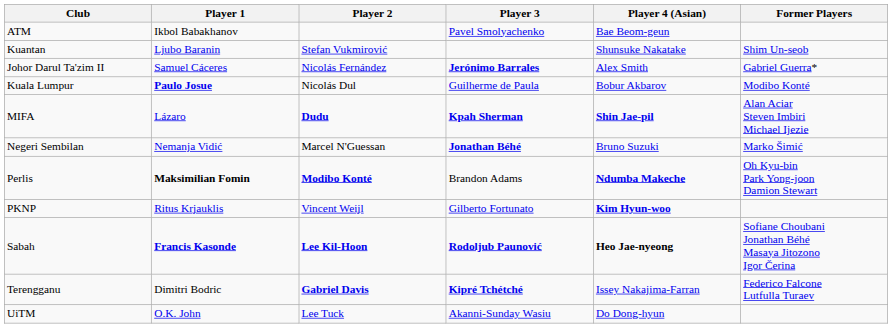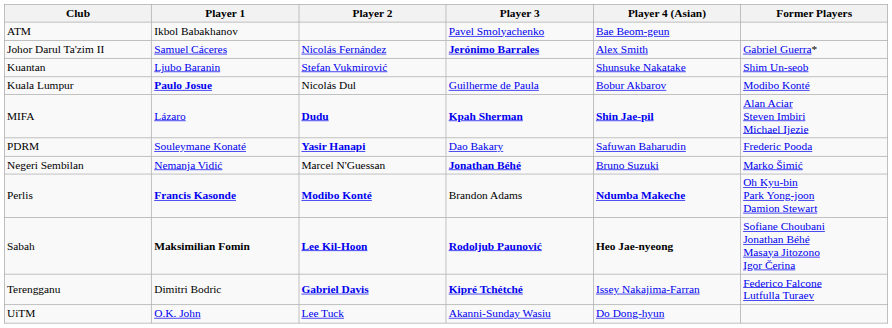rows swapped: (56, 67) <-> (26, 49)
+ row: (23, 147)
(202, 177) Maksimilian Fomin -> (195, 195) Francis Kasonde
- row: (21, 208)
(195, 245) Francis Kasonde -> (202, 245) Maksimilian Fomin
